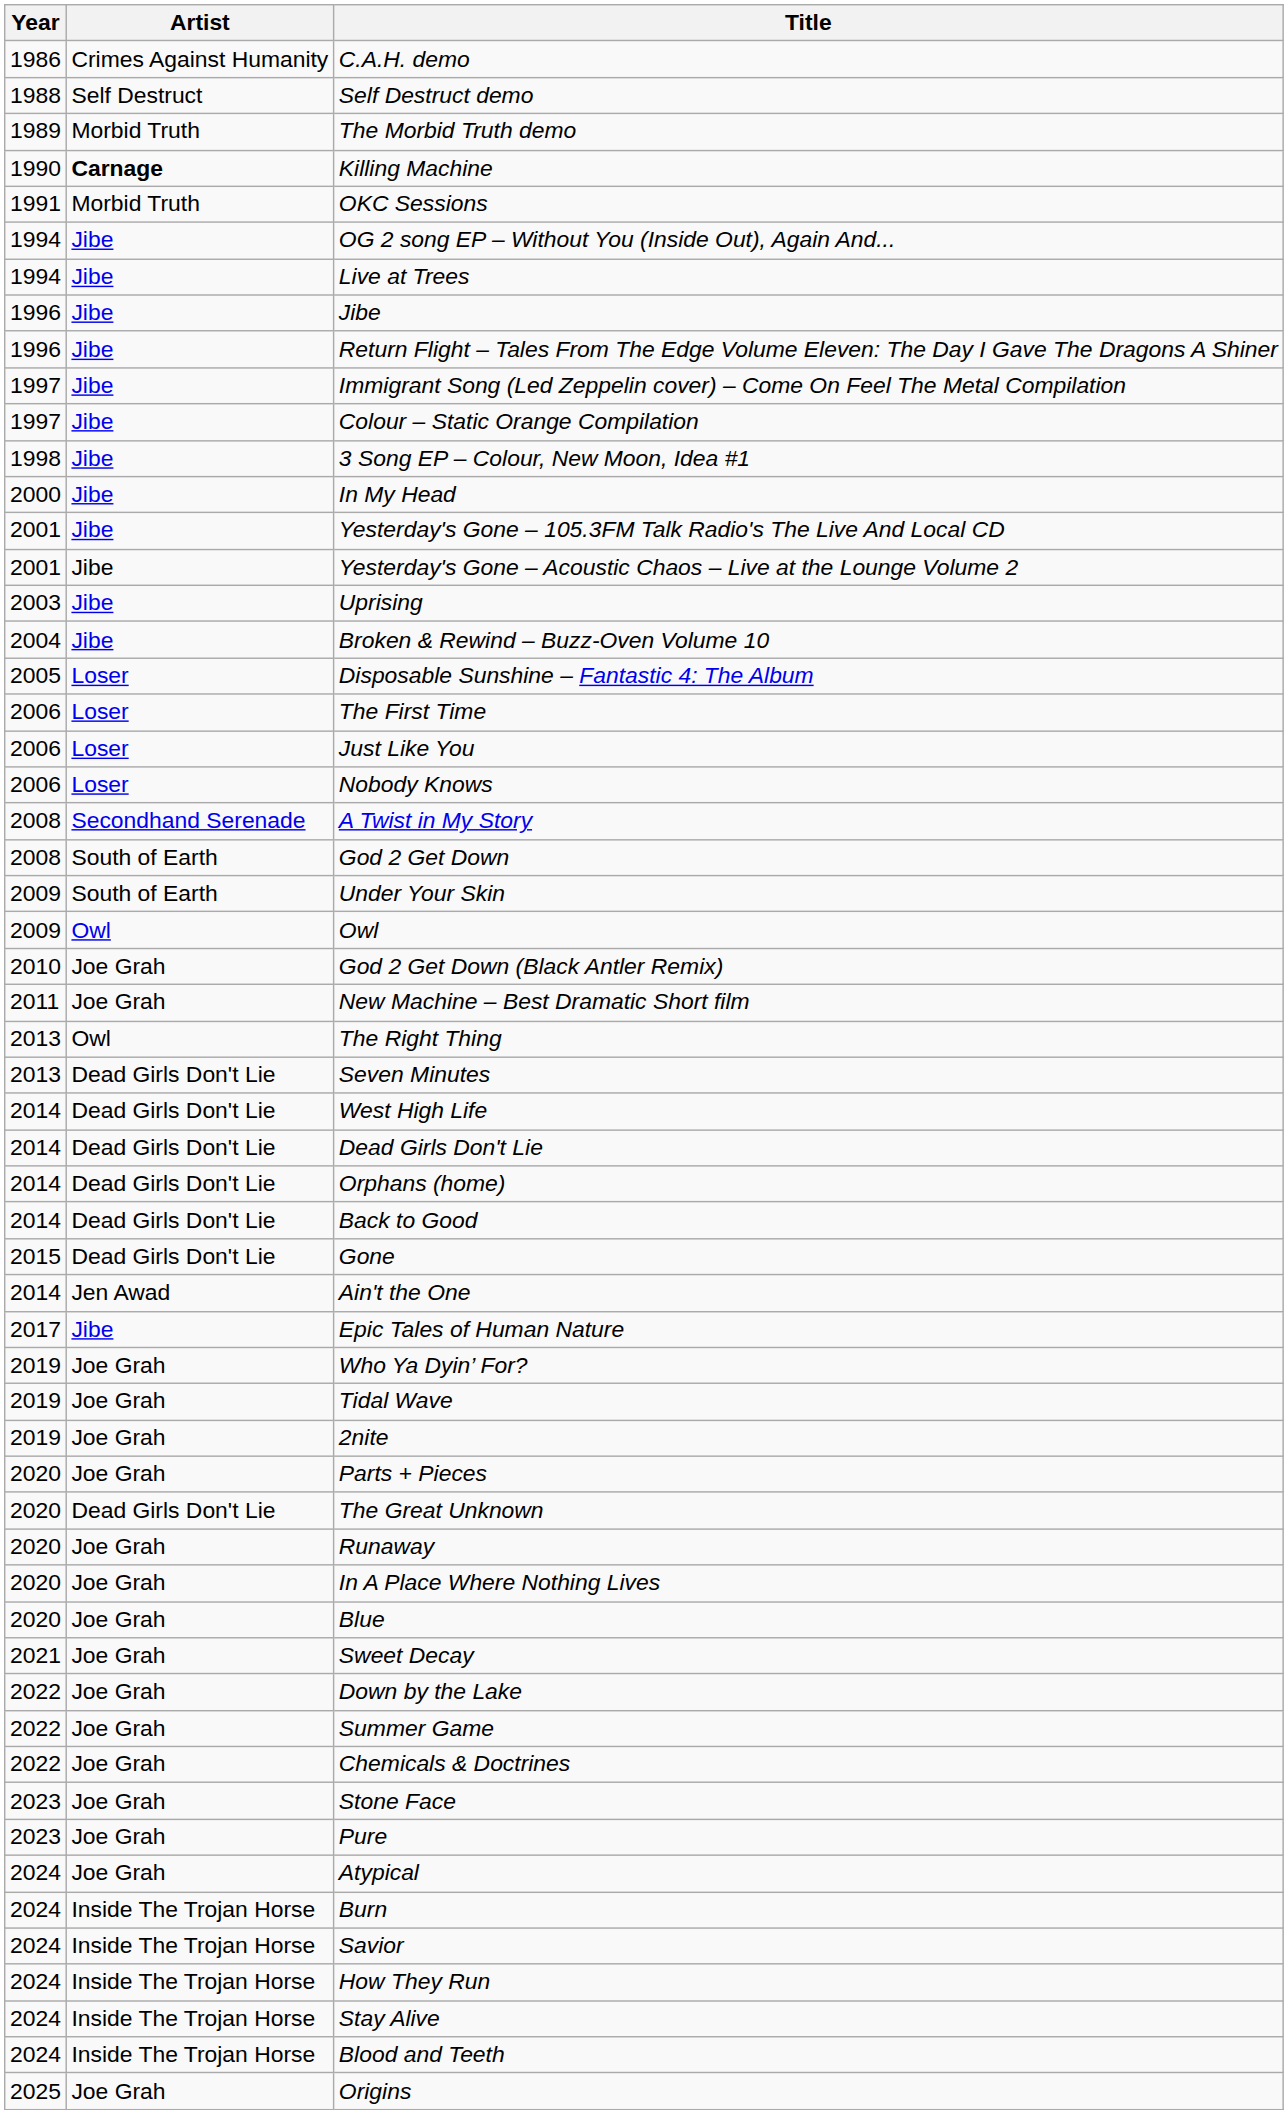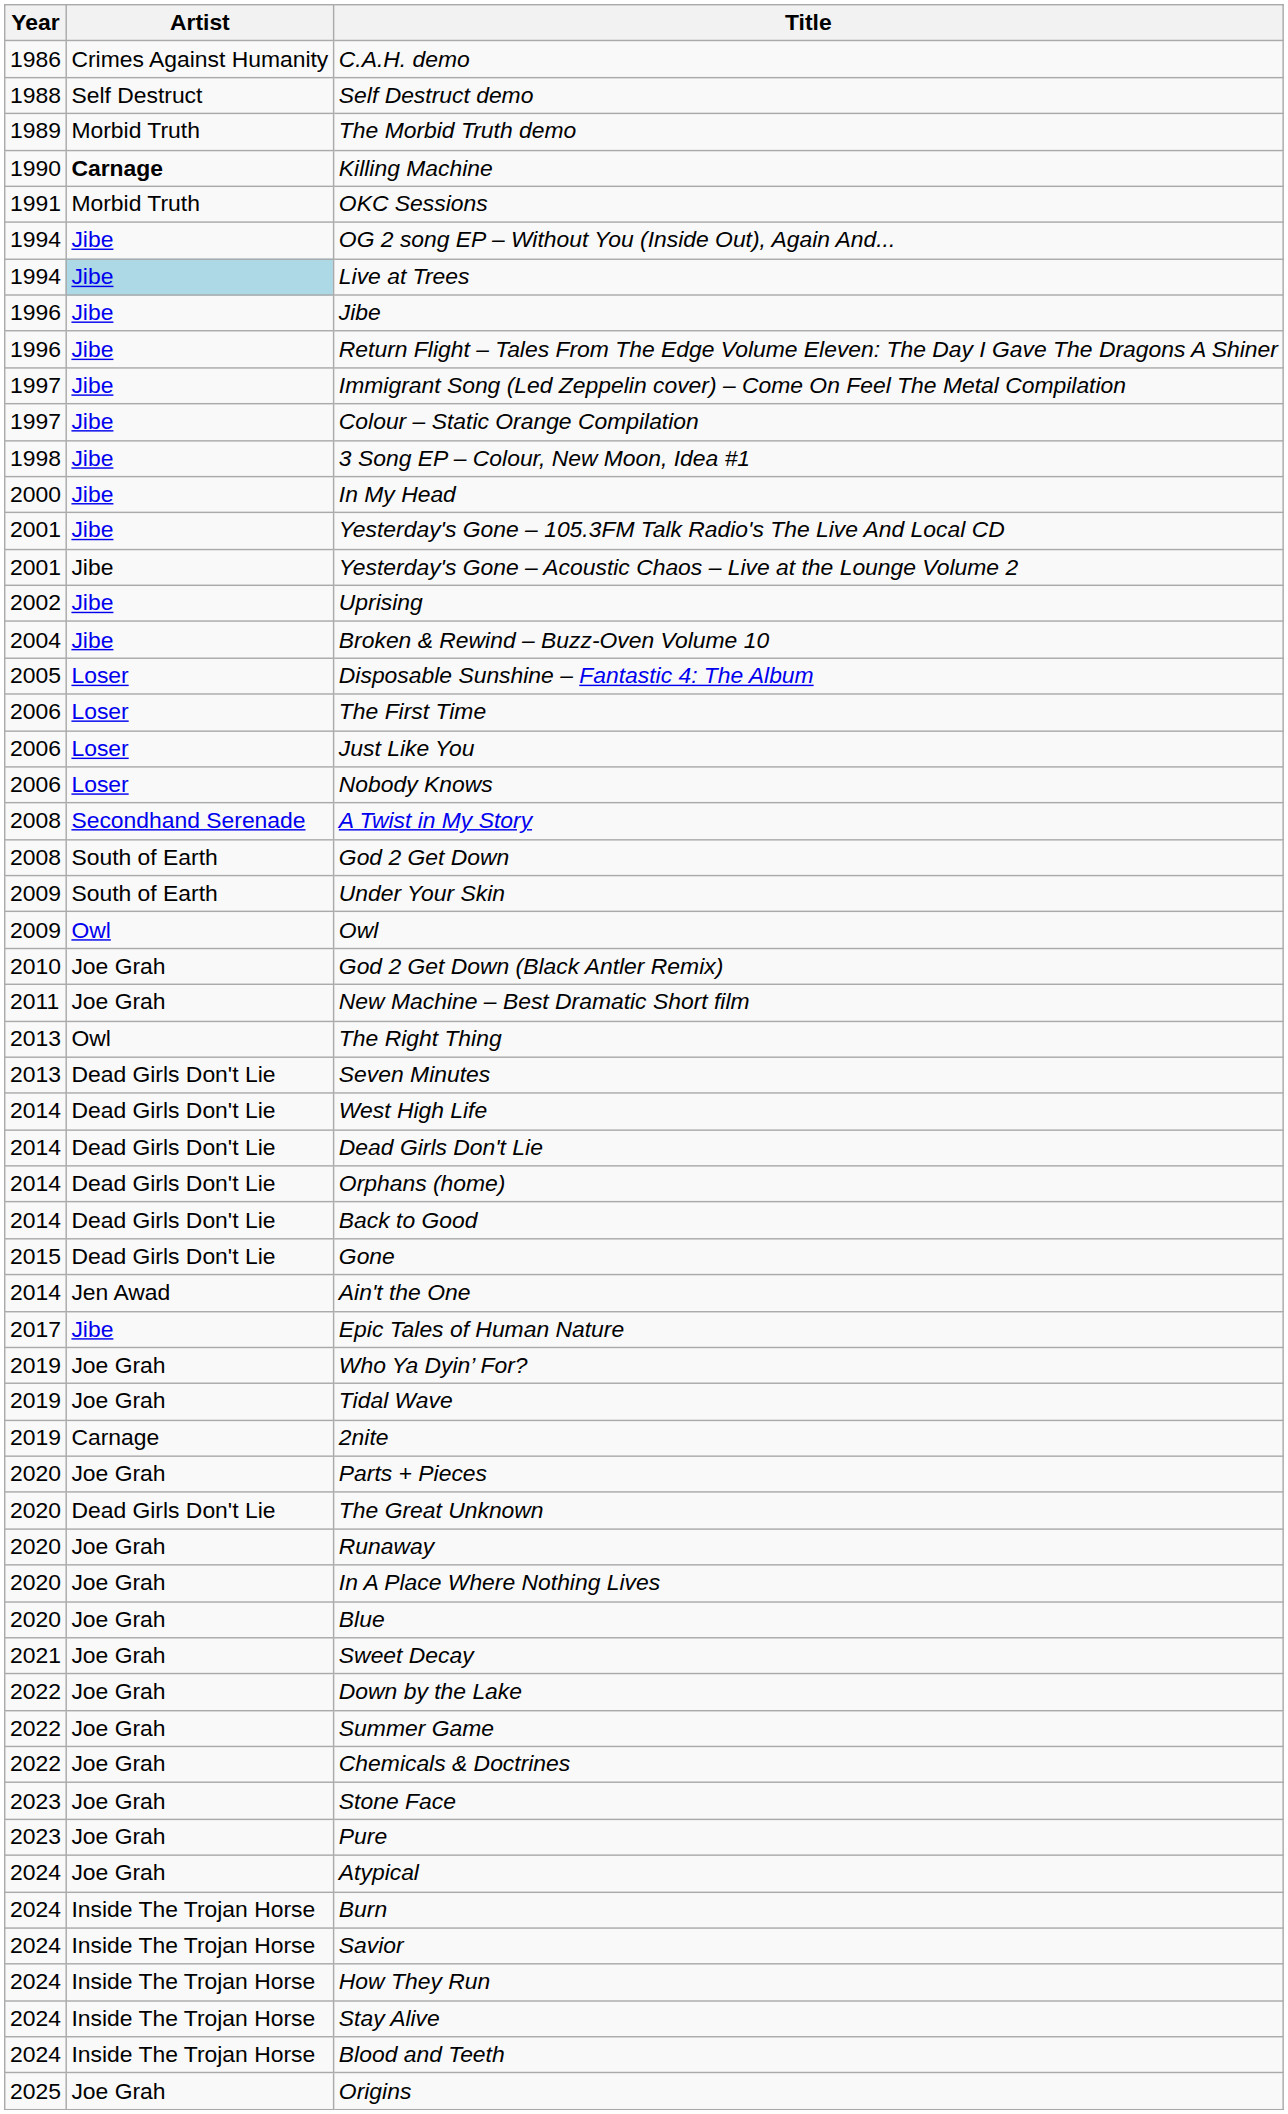(92, 276) no background -> (92, 276) lightblue background
(35, 603) 2003 -> (35, 603) 2002
(118, 1437) Joe Grah -> (115, 1437) Carnage
